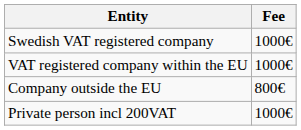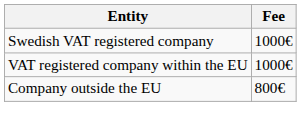- row: (92, 112)
